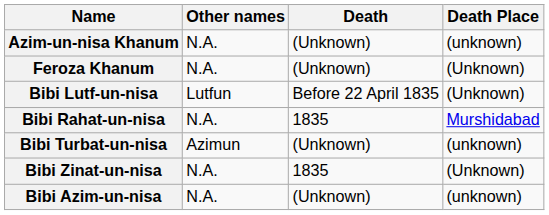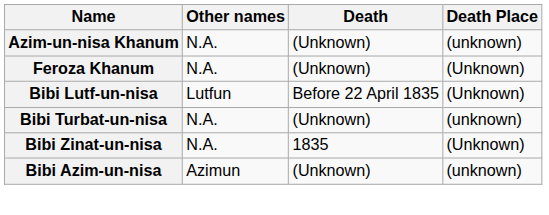- row: (94, 119)
(213, 145) Azimun -> (202, 119) N.A.
(202, 196) N.A. -> (213, 171) Azimun
